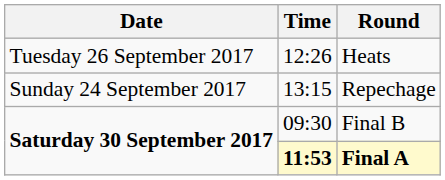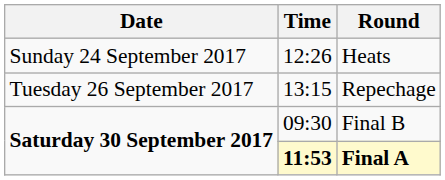(132, 55) Tuesday 26 September 2017 -> (128, 55) Sunday 24 September 2017
(128, 89) Sunday 24 September 2017 -> (132, 89) Tuesday 26 September 2017
